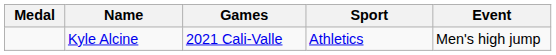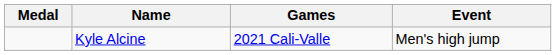- column: (369, 15)
